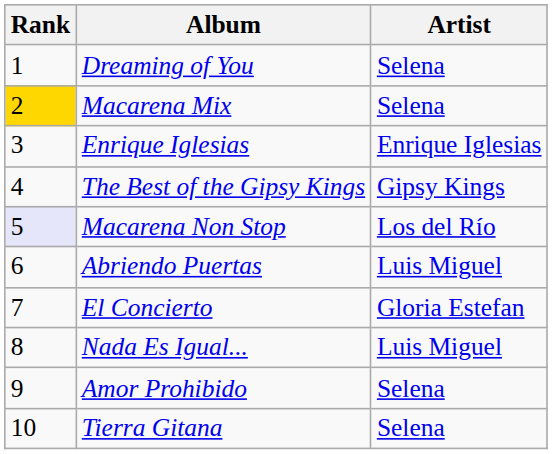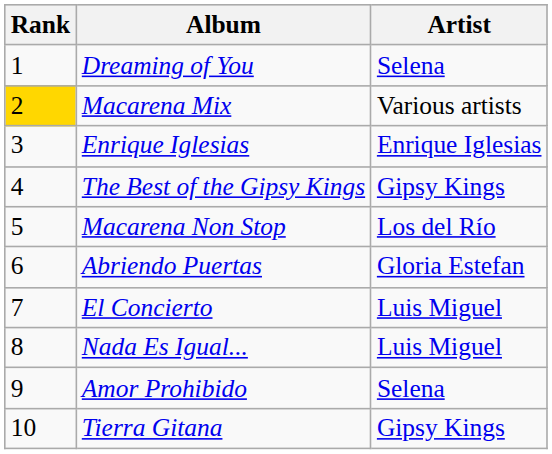(411, 105) Selena -> (449, 105) Various artists
(17, 226) lavender background -> (17, 226) no background
(439, 266) Luis Miguel -> (451, 266) Gloria Estefan
(451, 307) Gloria Estefan -> (439, 307) Luis Miguel
(411, 428) Selena -> (441, 428) Gipsy Kings
